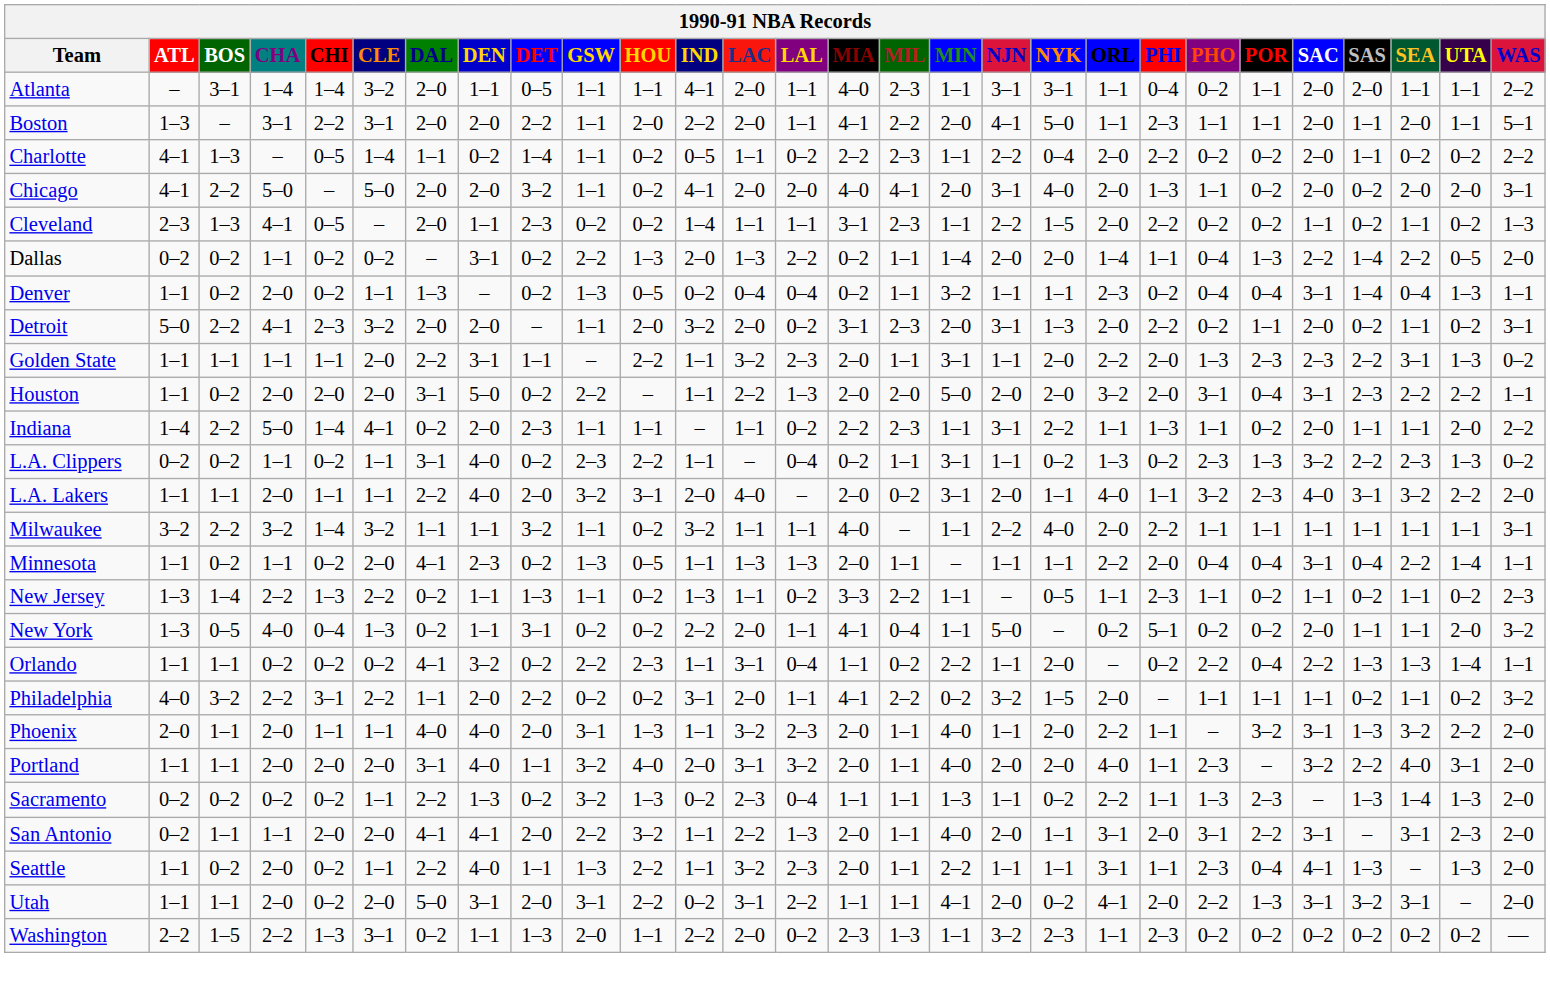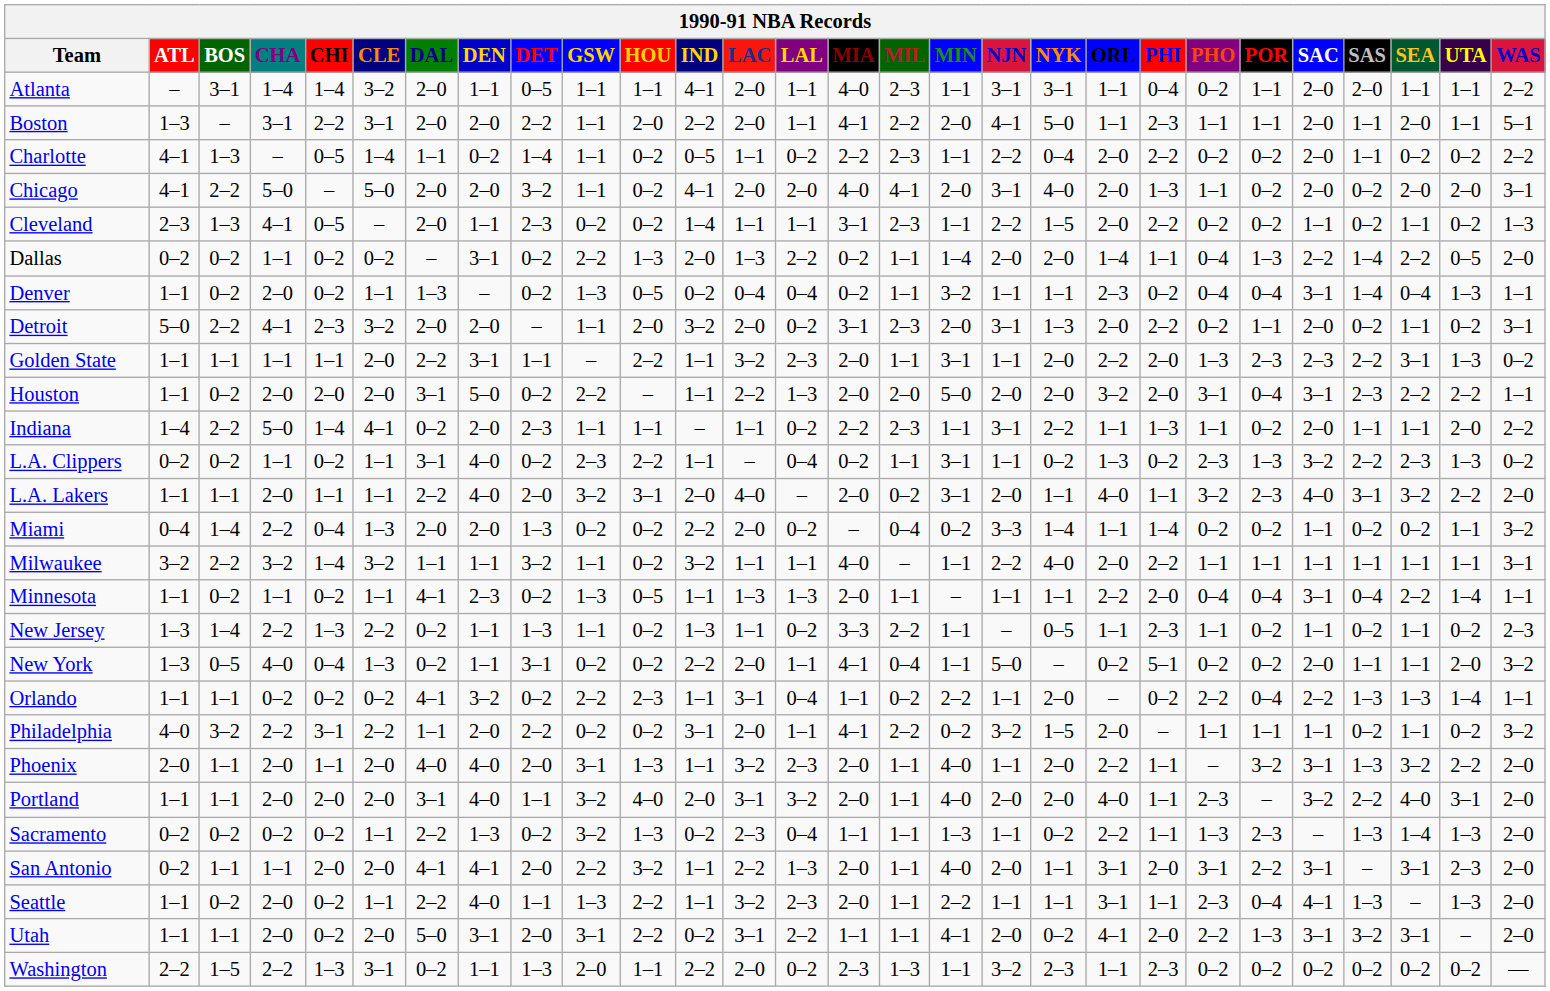+ row: (37, 529)
(379, 562) 2–0 -> (379, 596) 1–1
(379, 732) 1–1 -> (379, 765) 2–0
